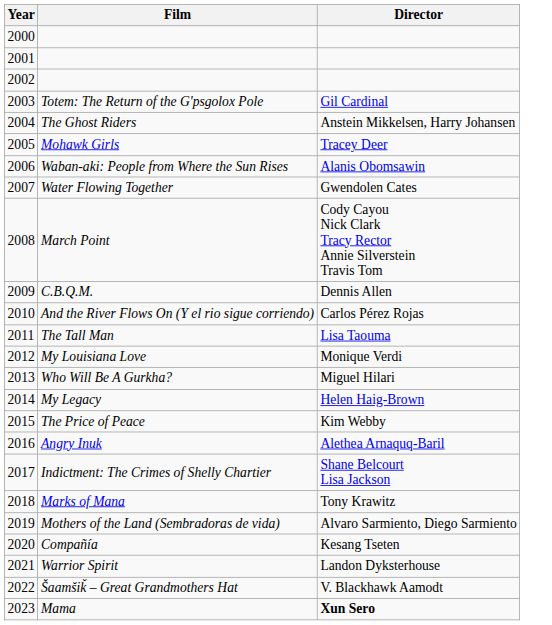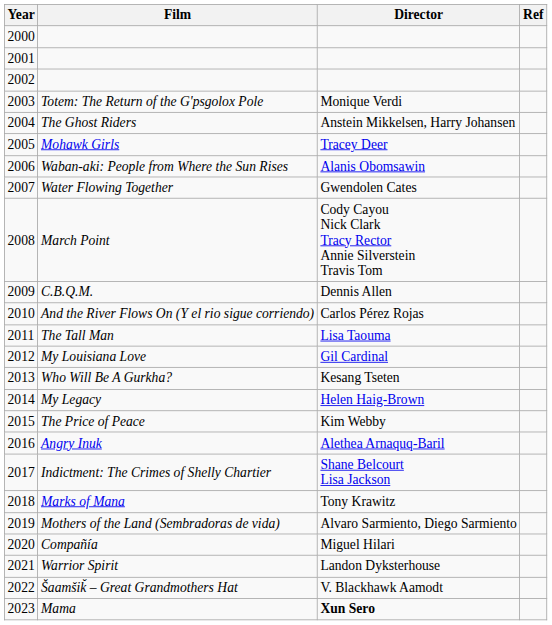+ column: (533, 15)
(354, 101) Gil Cardinal -> (361, 101) Monique Verdi
(361, 356) Monique Verdi -> (354, 356) Gil Cardinal
(358, 378) Miguel Hilari -> (360, 378) Kesang Tseten
(360, 544) Kesang Tseten -> (358, 544) Miguel Hilari
